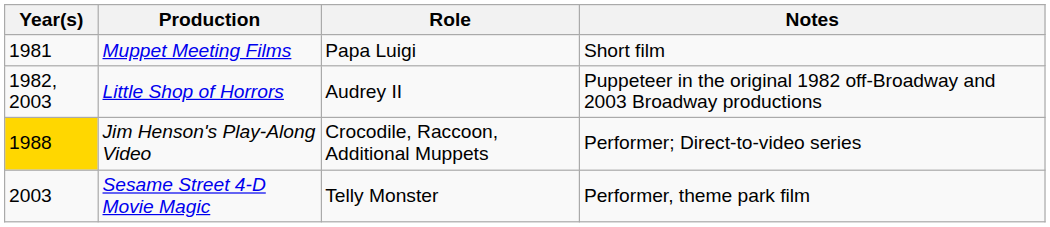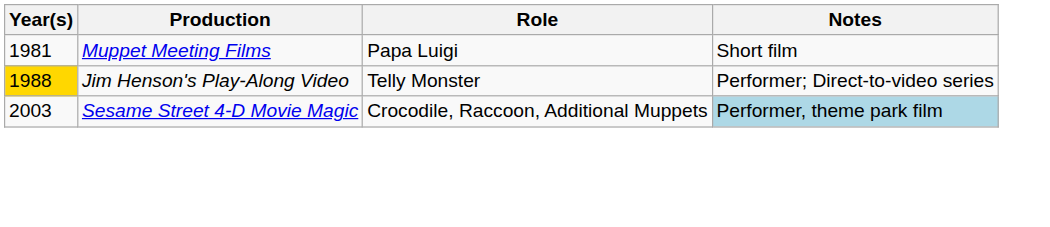- row: (193, 91)
(412, 143) Crocodile, Raccoon, Additional Muppets -> (424, 80) Telly Monster
(382, 195) Telly Monster -> (537, 111) Crocodile, Raccoon, Additional Muppets
(697, 195) no background -> (830, 111) lightblue background
